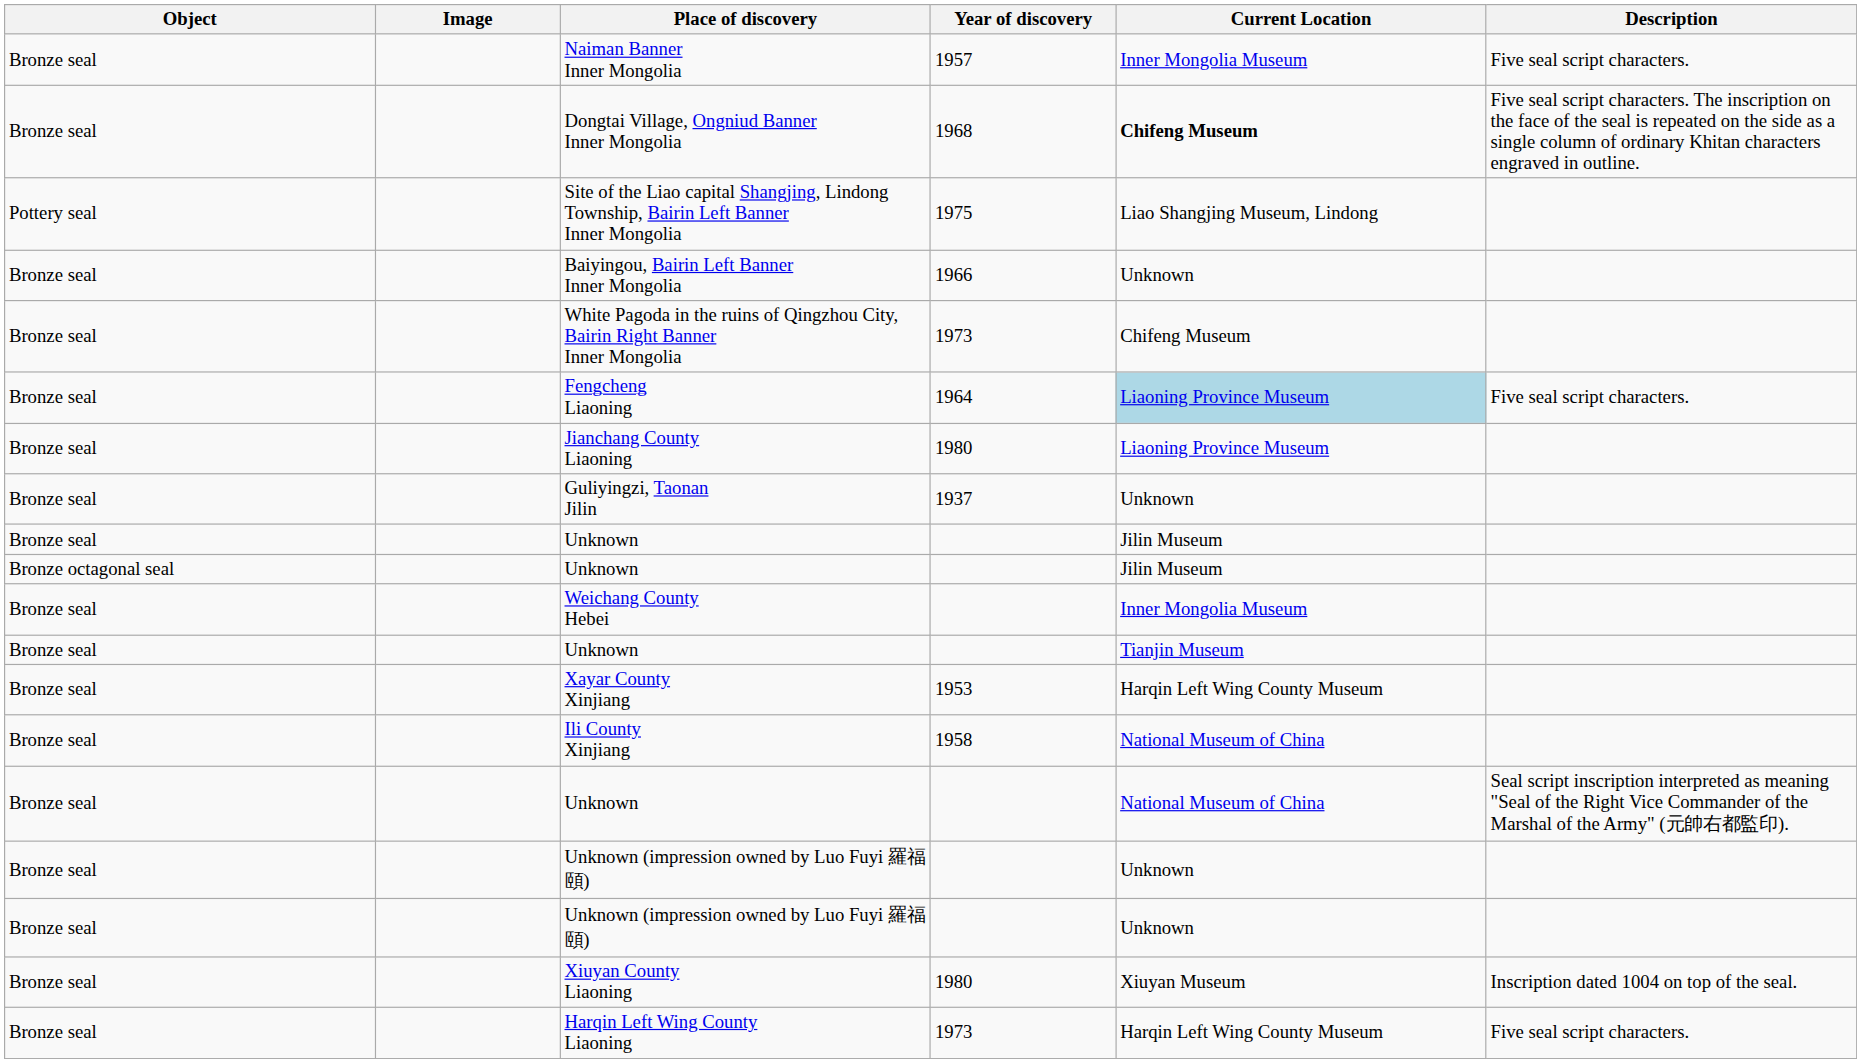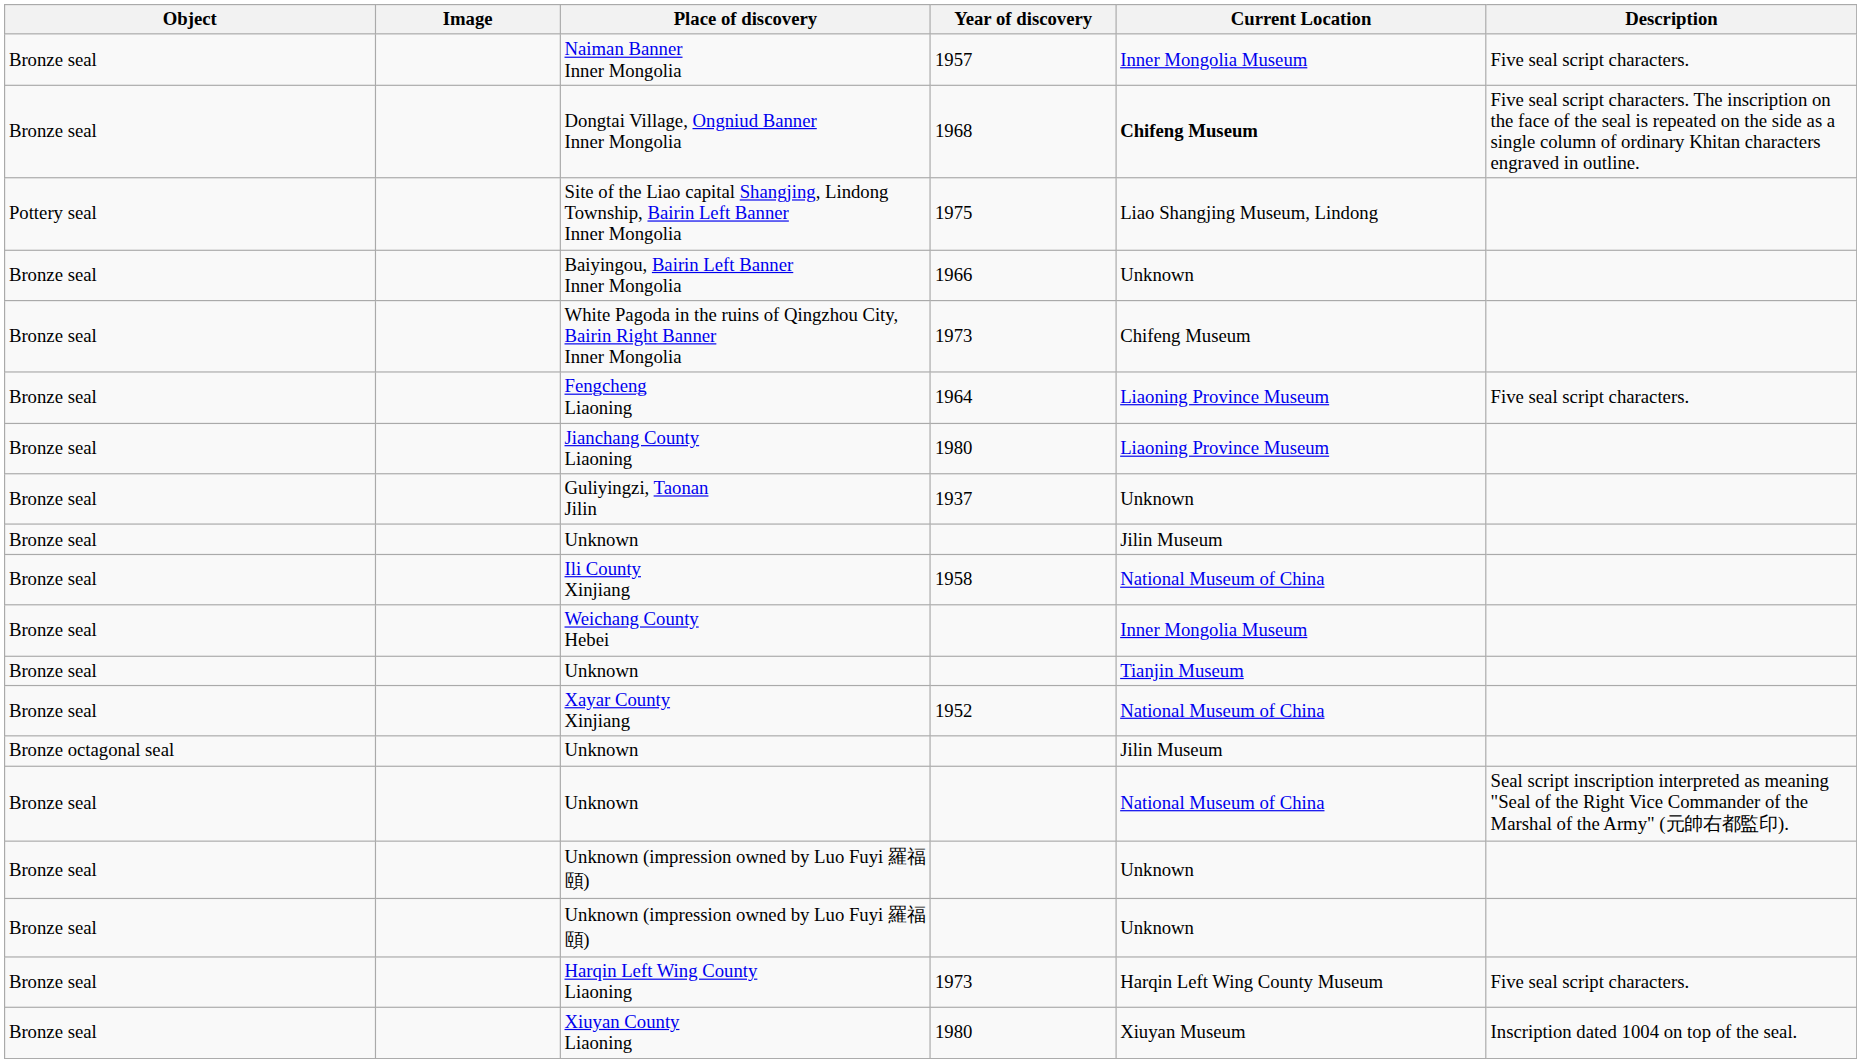(1225, 397) lightblue background -> (1225, 397) no background
rows swapped: (92, 568) <-> (53, 740)
(954, 689) 1953 -> (954, 710) 1952
(1252, 689) Harqin Left Wing County Museum -> (1222, 710) National Museum of China
rows swapped: (53, 981) <-> (53, 1032)
